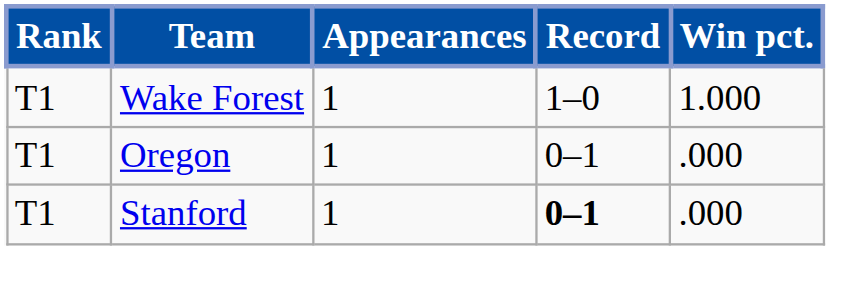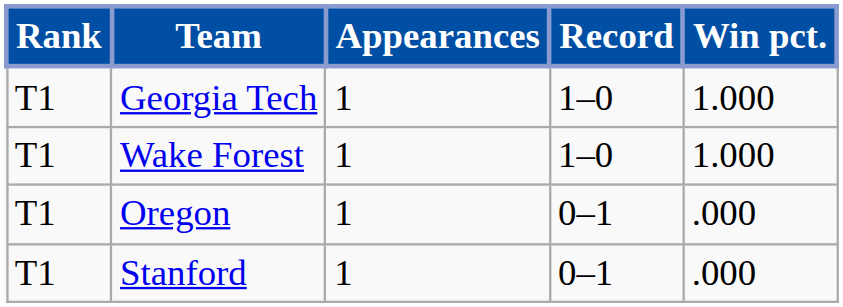+ row: (219, 96)
(572, 213) bold -> (586, 271) normal
